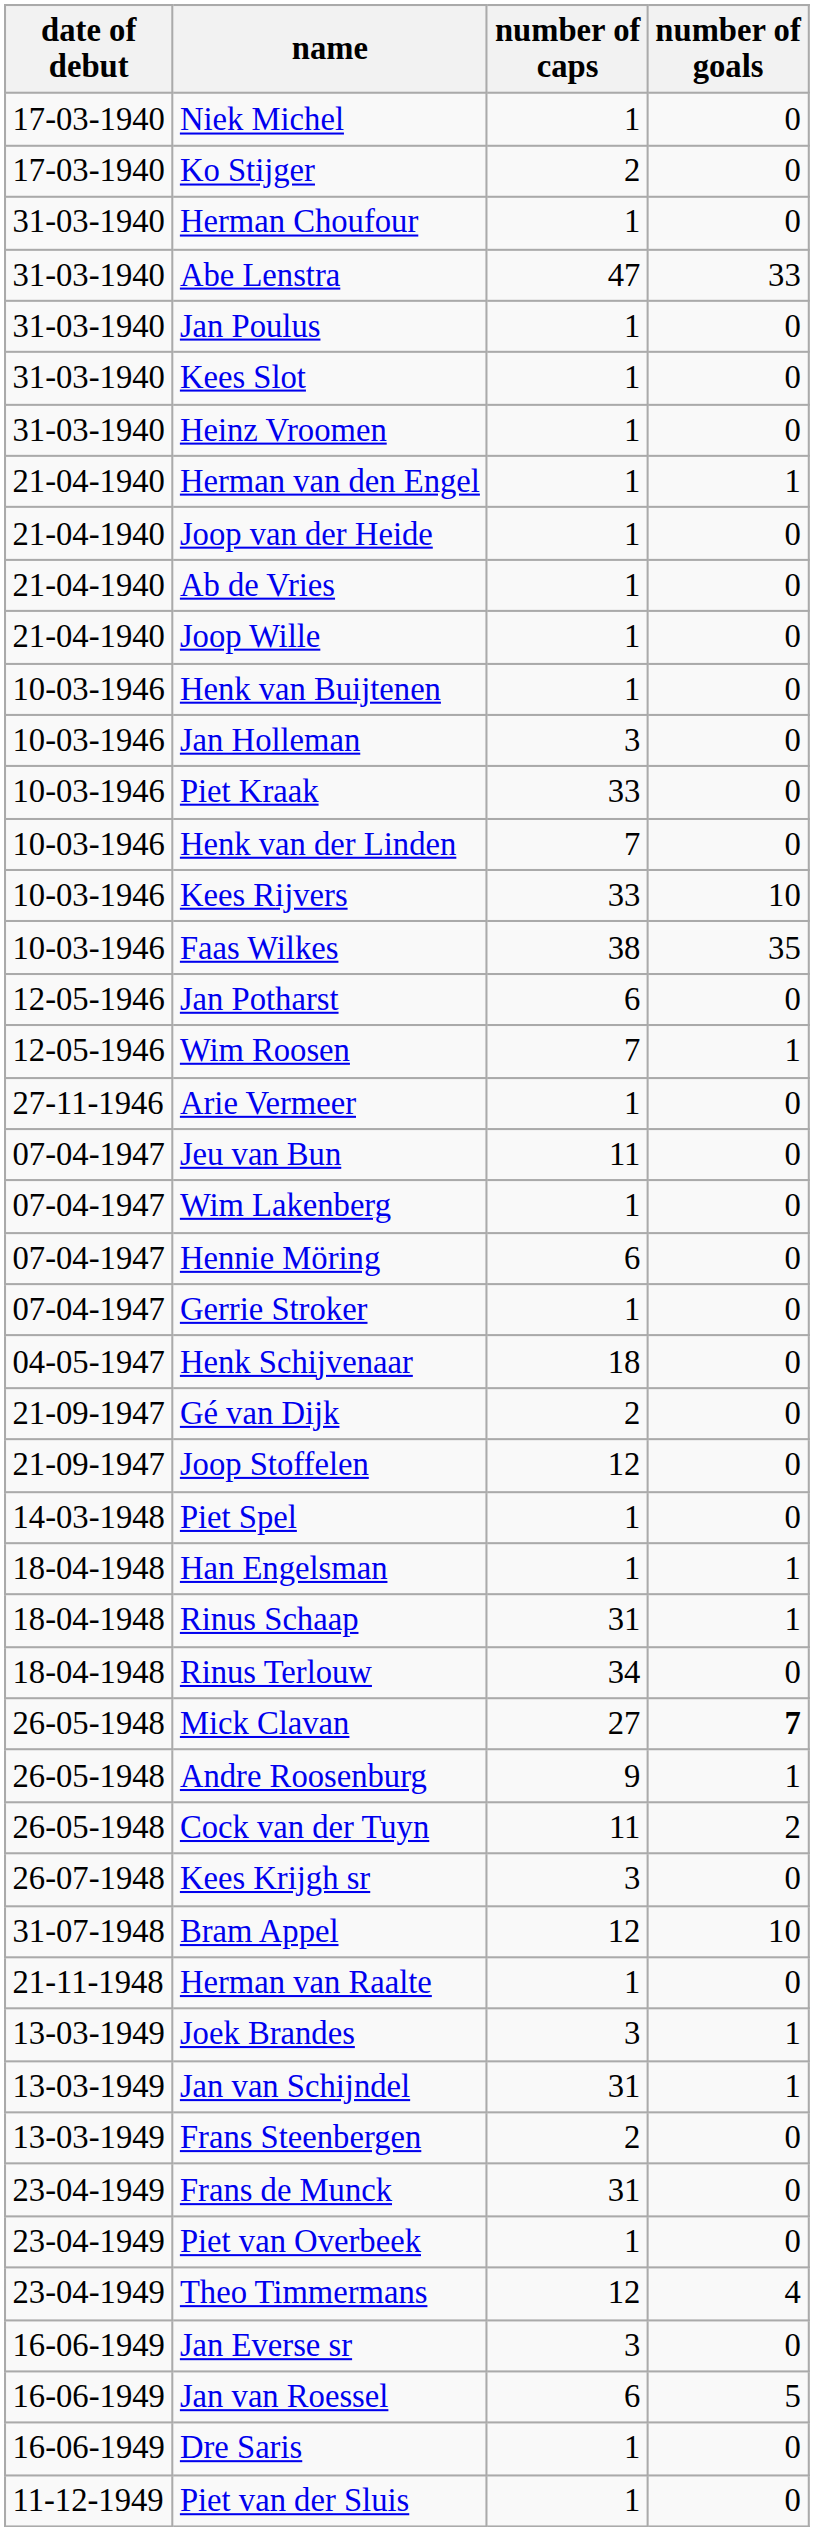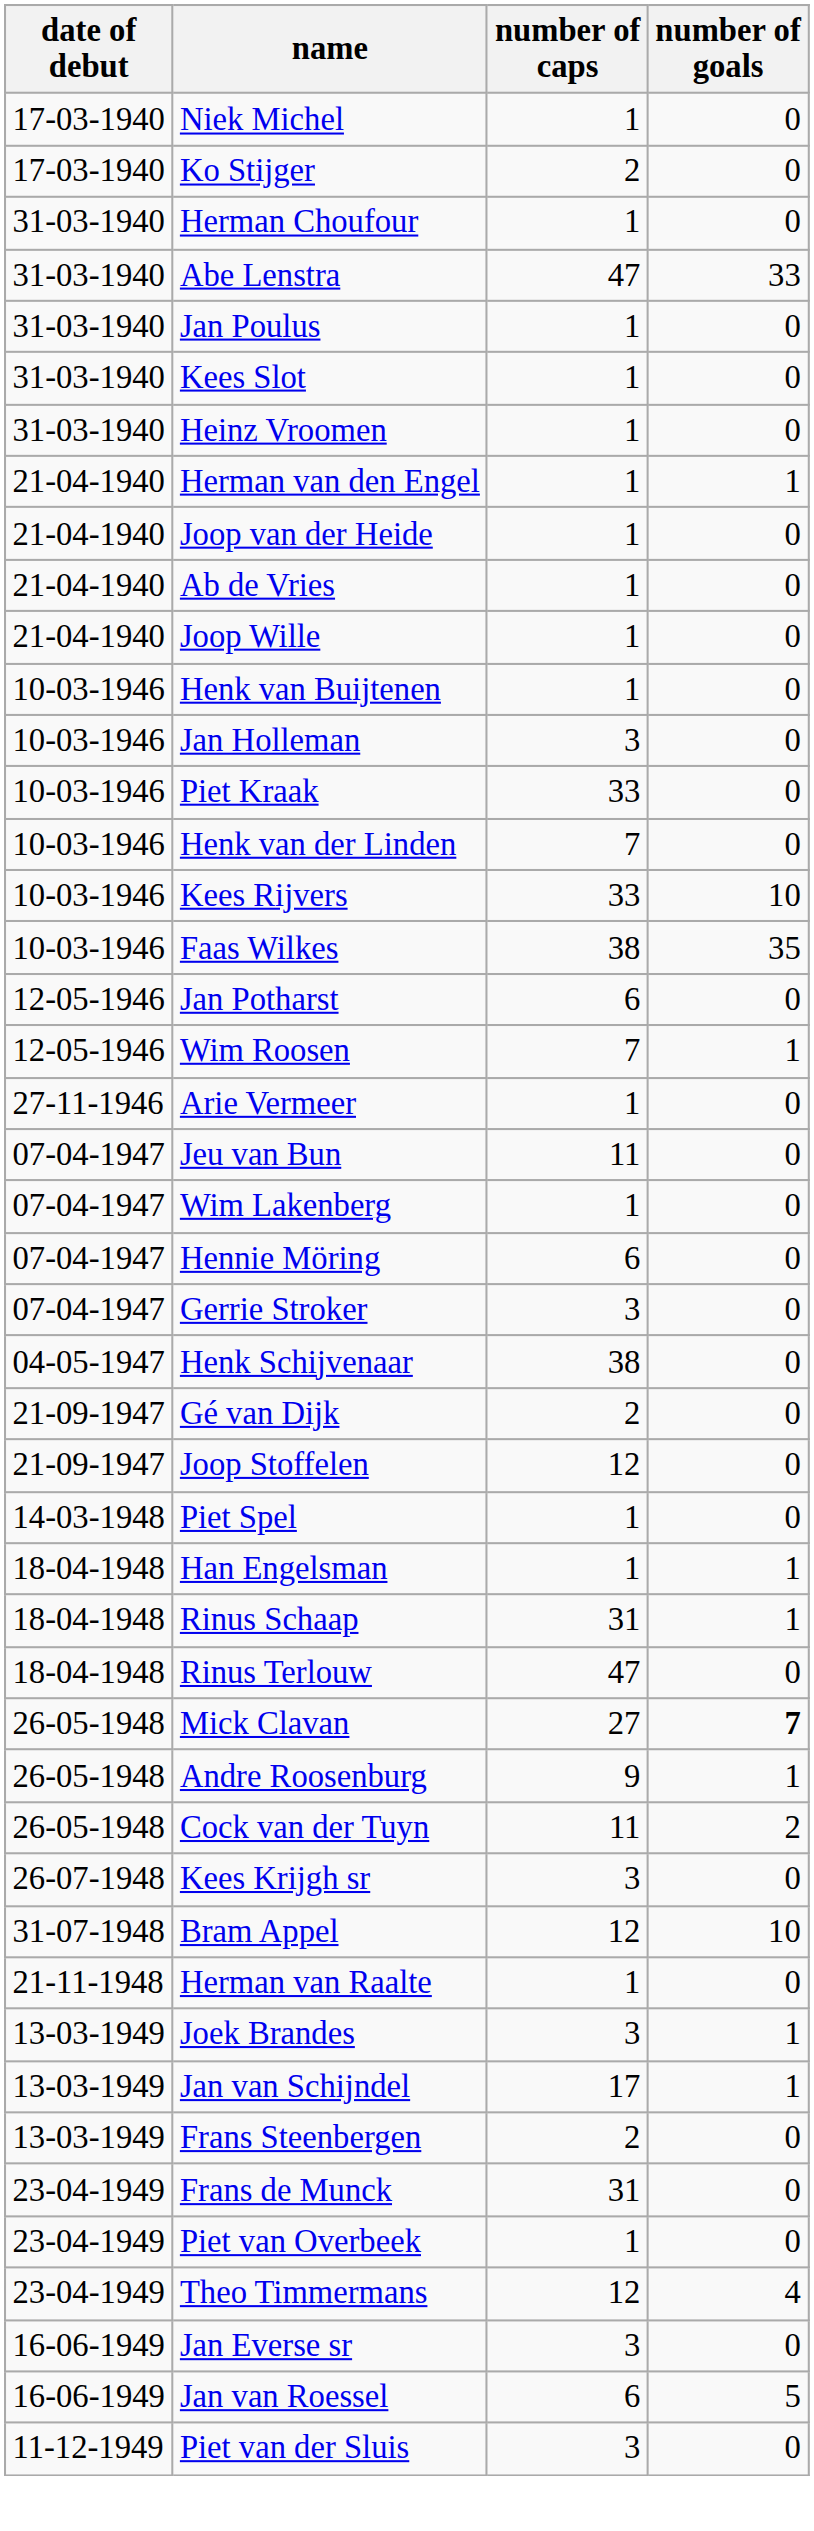(632, 1309) 1 -> (632, 1309) 3
(624, 1361) 18 -> (624, 1361) 38
(624, 1671) 34 -> (624, 1671) 47
(624, 2085) 31 -> (624, 2085) 17
- row: (241, 2448)
(632, 2500) 1 -> (632, 2448) 3
